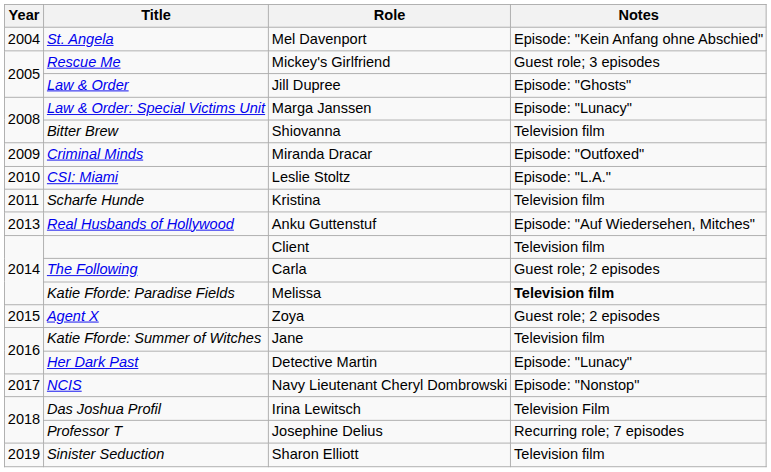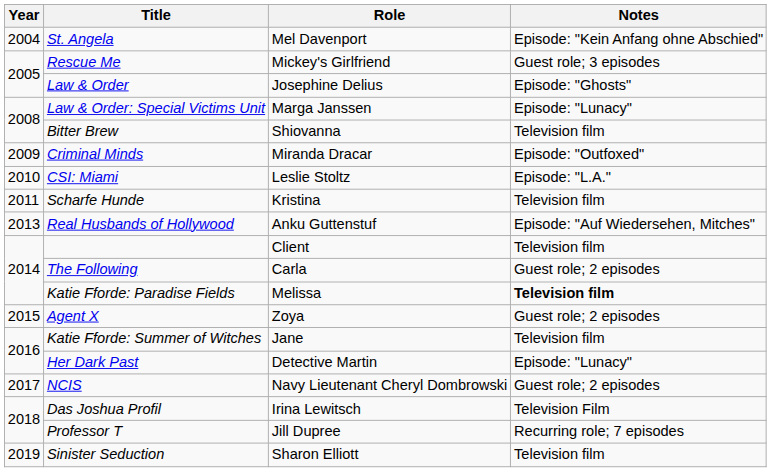(306, 85) Jill Dupree -> (327, 85) Josephine Delius
(577, 385) Episode: "Nonstop" -> (587, 385) Guest role; 2 episodes
(327, 431) Josephine Delius -> (306, 431) Jill Dupree
